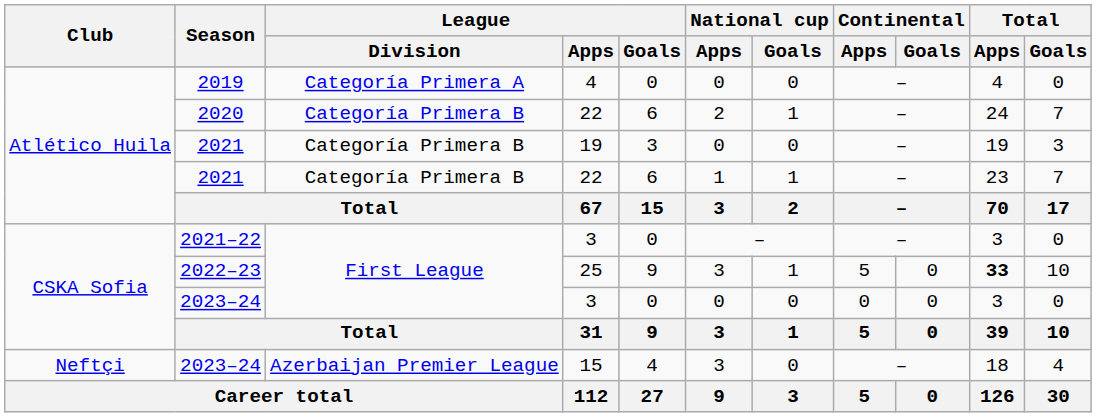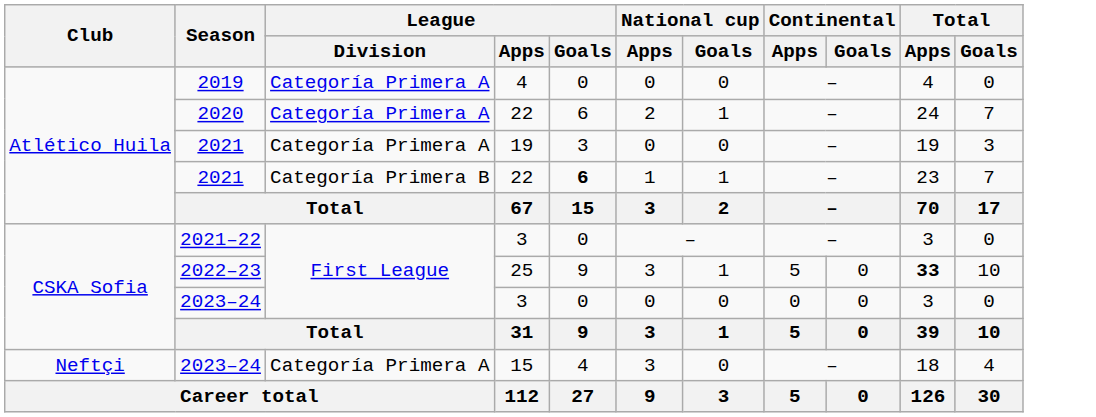(414, 114) Categoría Primera B -> (380, 114) Categoría Primera A
(414, 146) Categoría Primera B -> (380, 146) Categoría Primera A
(652, 177) normal -> (583, 177) bold
(414, 365) Azerbaijan Premier League -> (380, 365) Categoría Primera A
